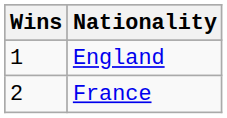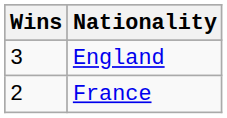(17, 58) 1 -> (17, 58) 3
